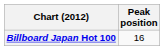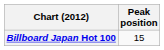(139, 38) 16 -> (139, 38) 15
